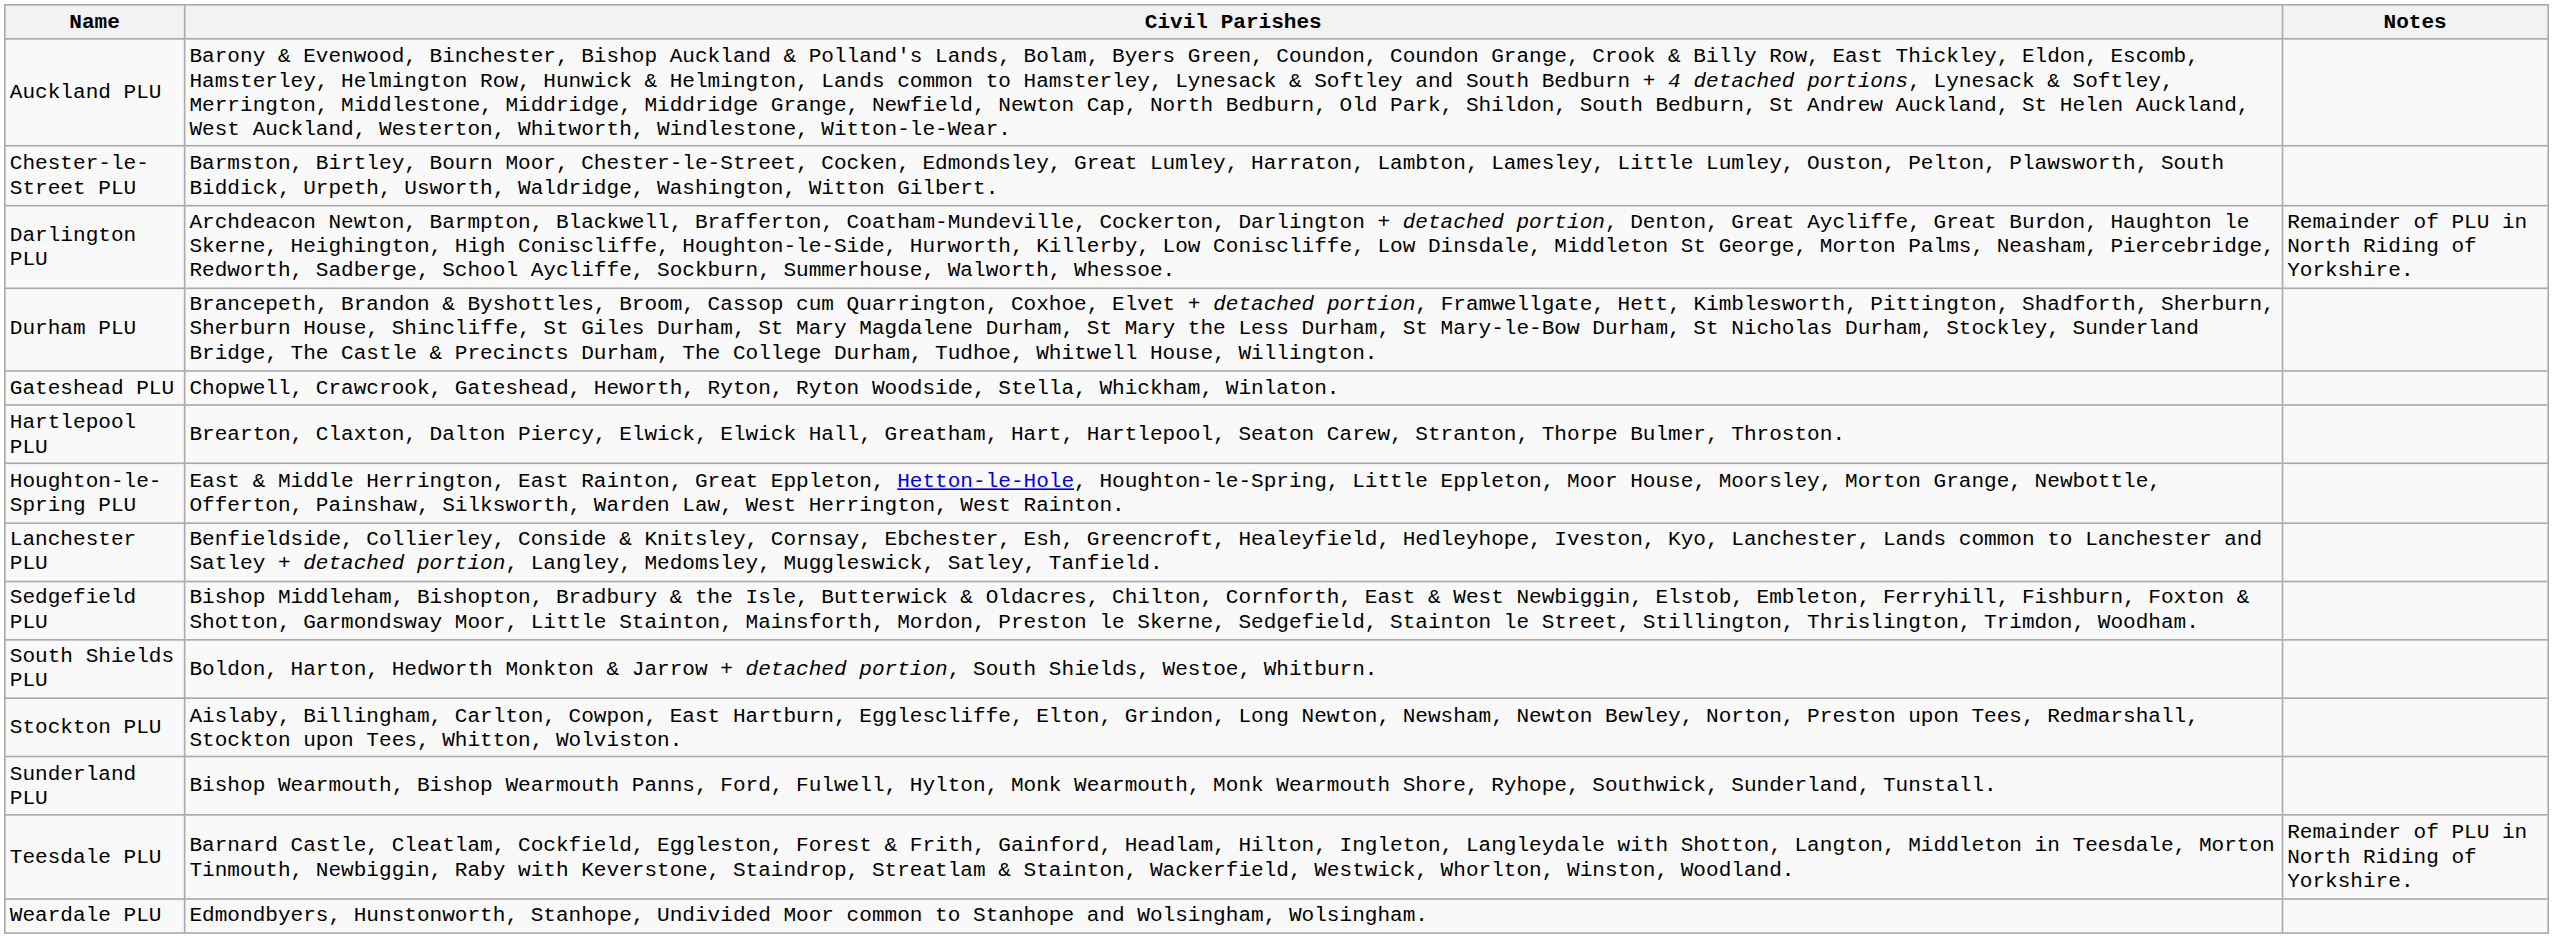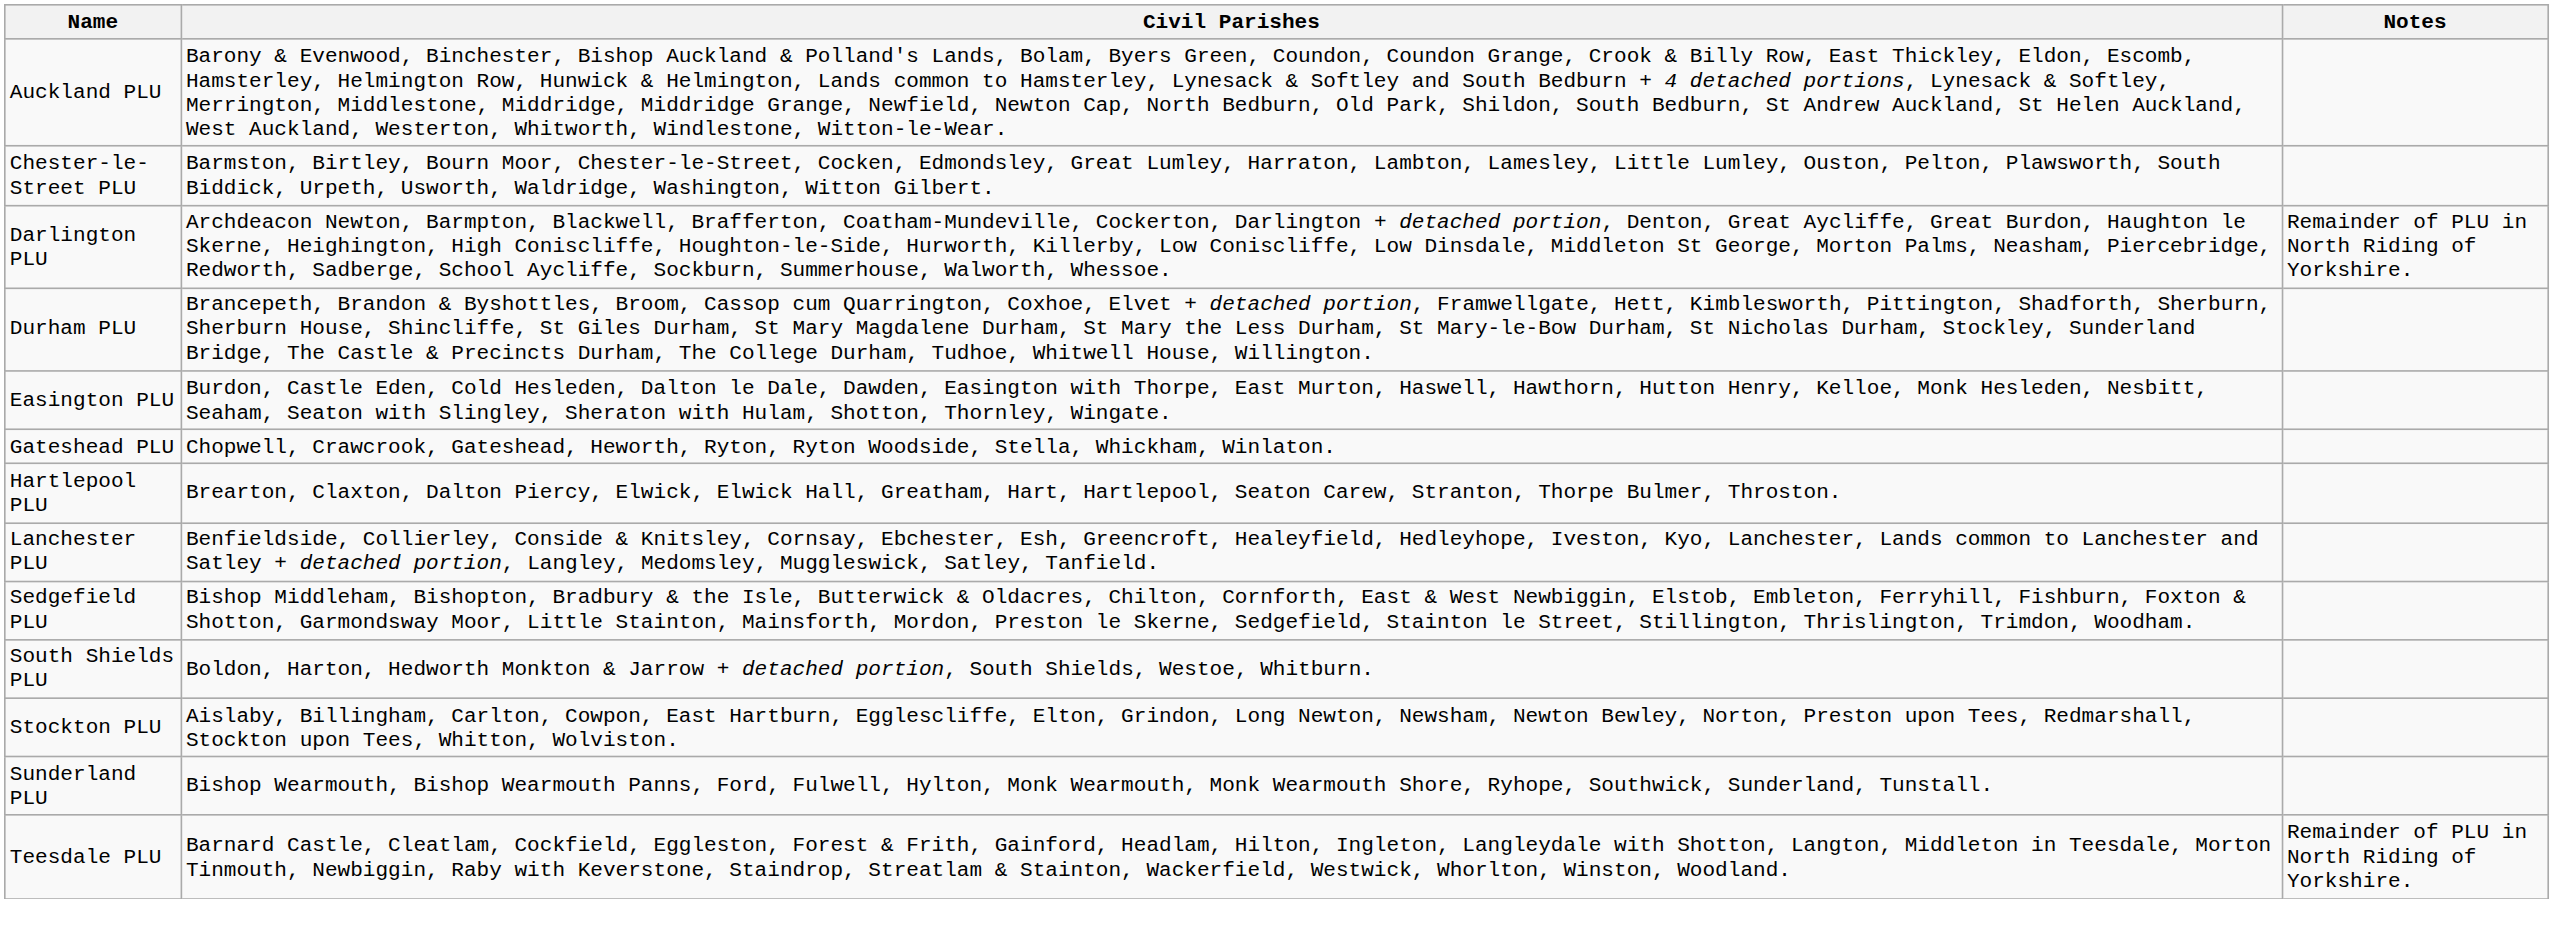+ row: (92, 400)
- row: (86, 493)
- row: (86, 916)
